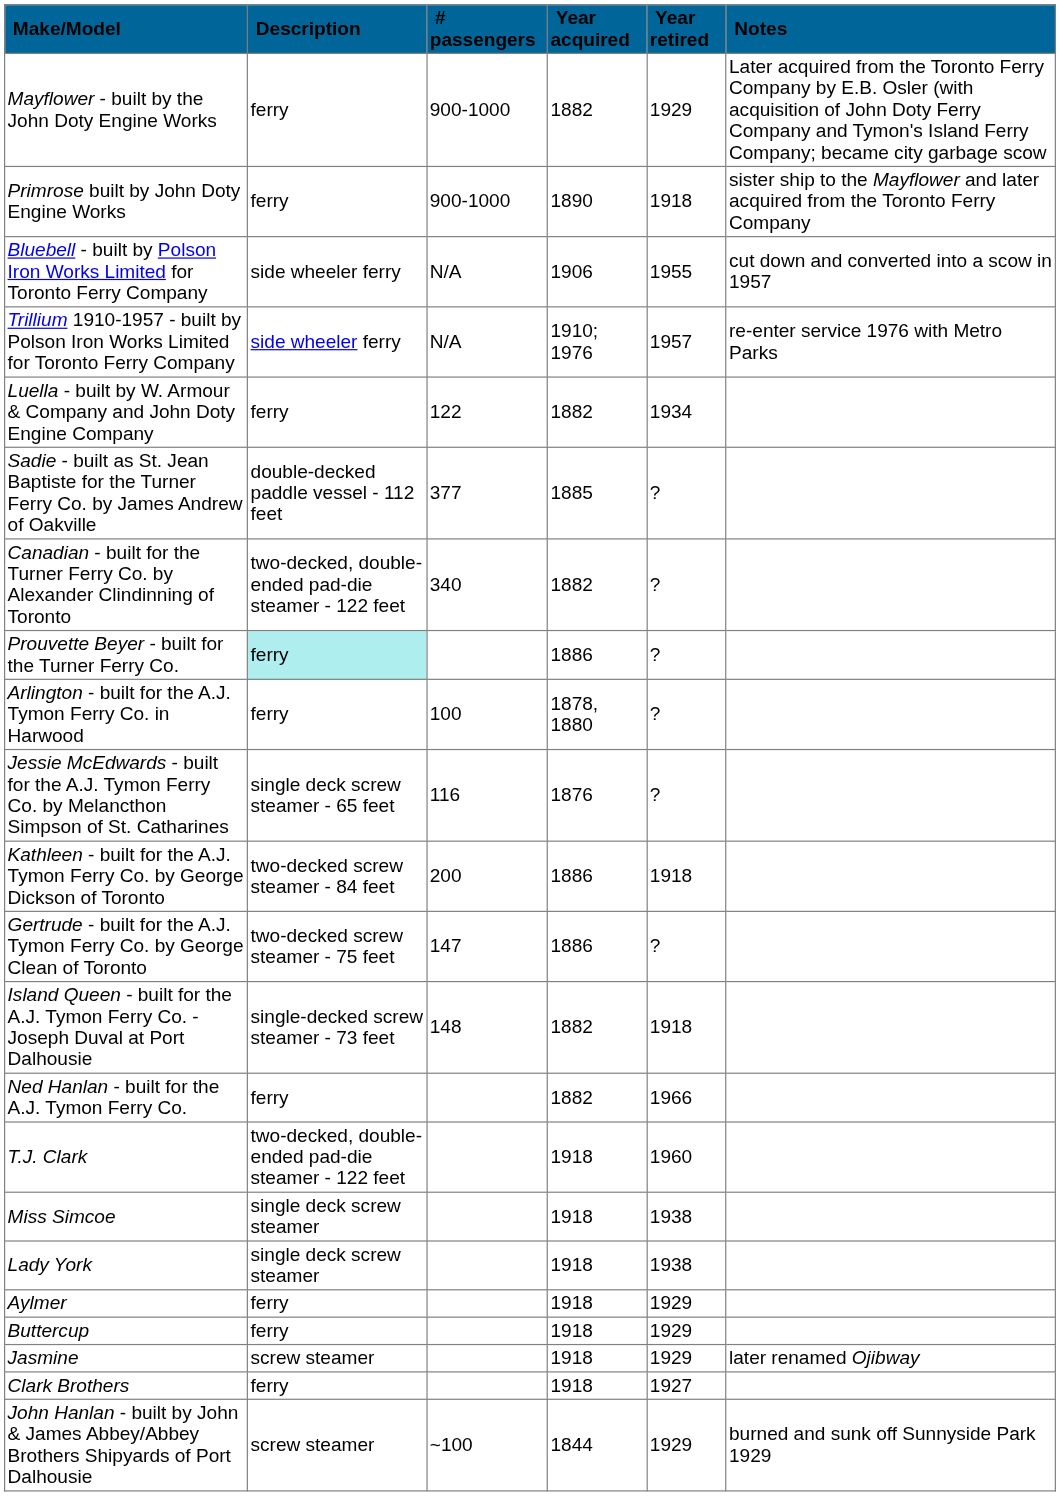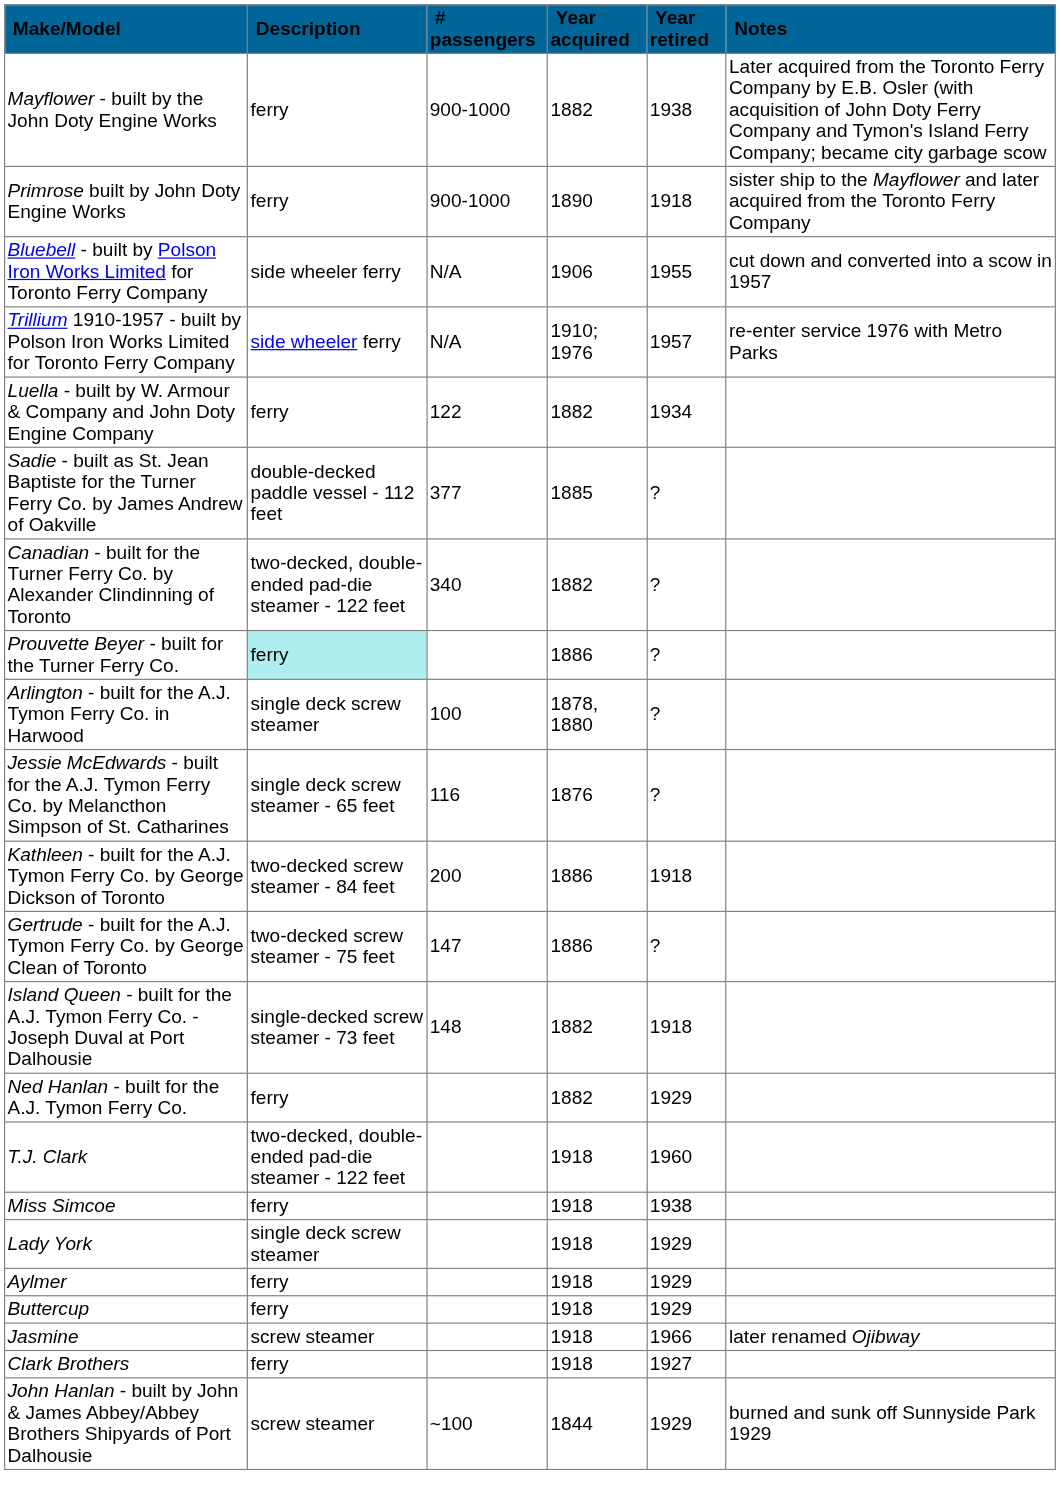(671, 109) 1929 -> (671, 109) 1938
(270, 714) ferry -> (326, 714) single deck screw steamer
(671, 1097) 1966 -> (671, 1097) 1929
(326, 1216) single deck screw steamer -> (270, 1205) ferry
(671, 1265) 1938 -> (671, 1243) 1929
(671, 1358) 1929 -> (671, 1336) 1966
